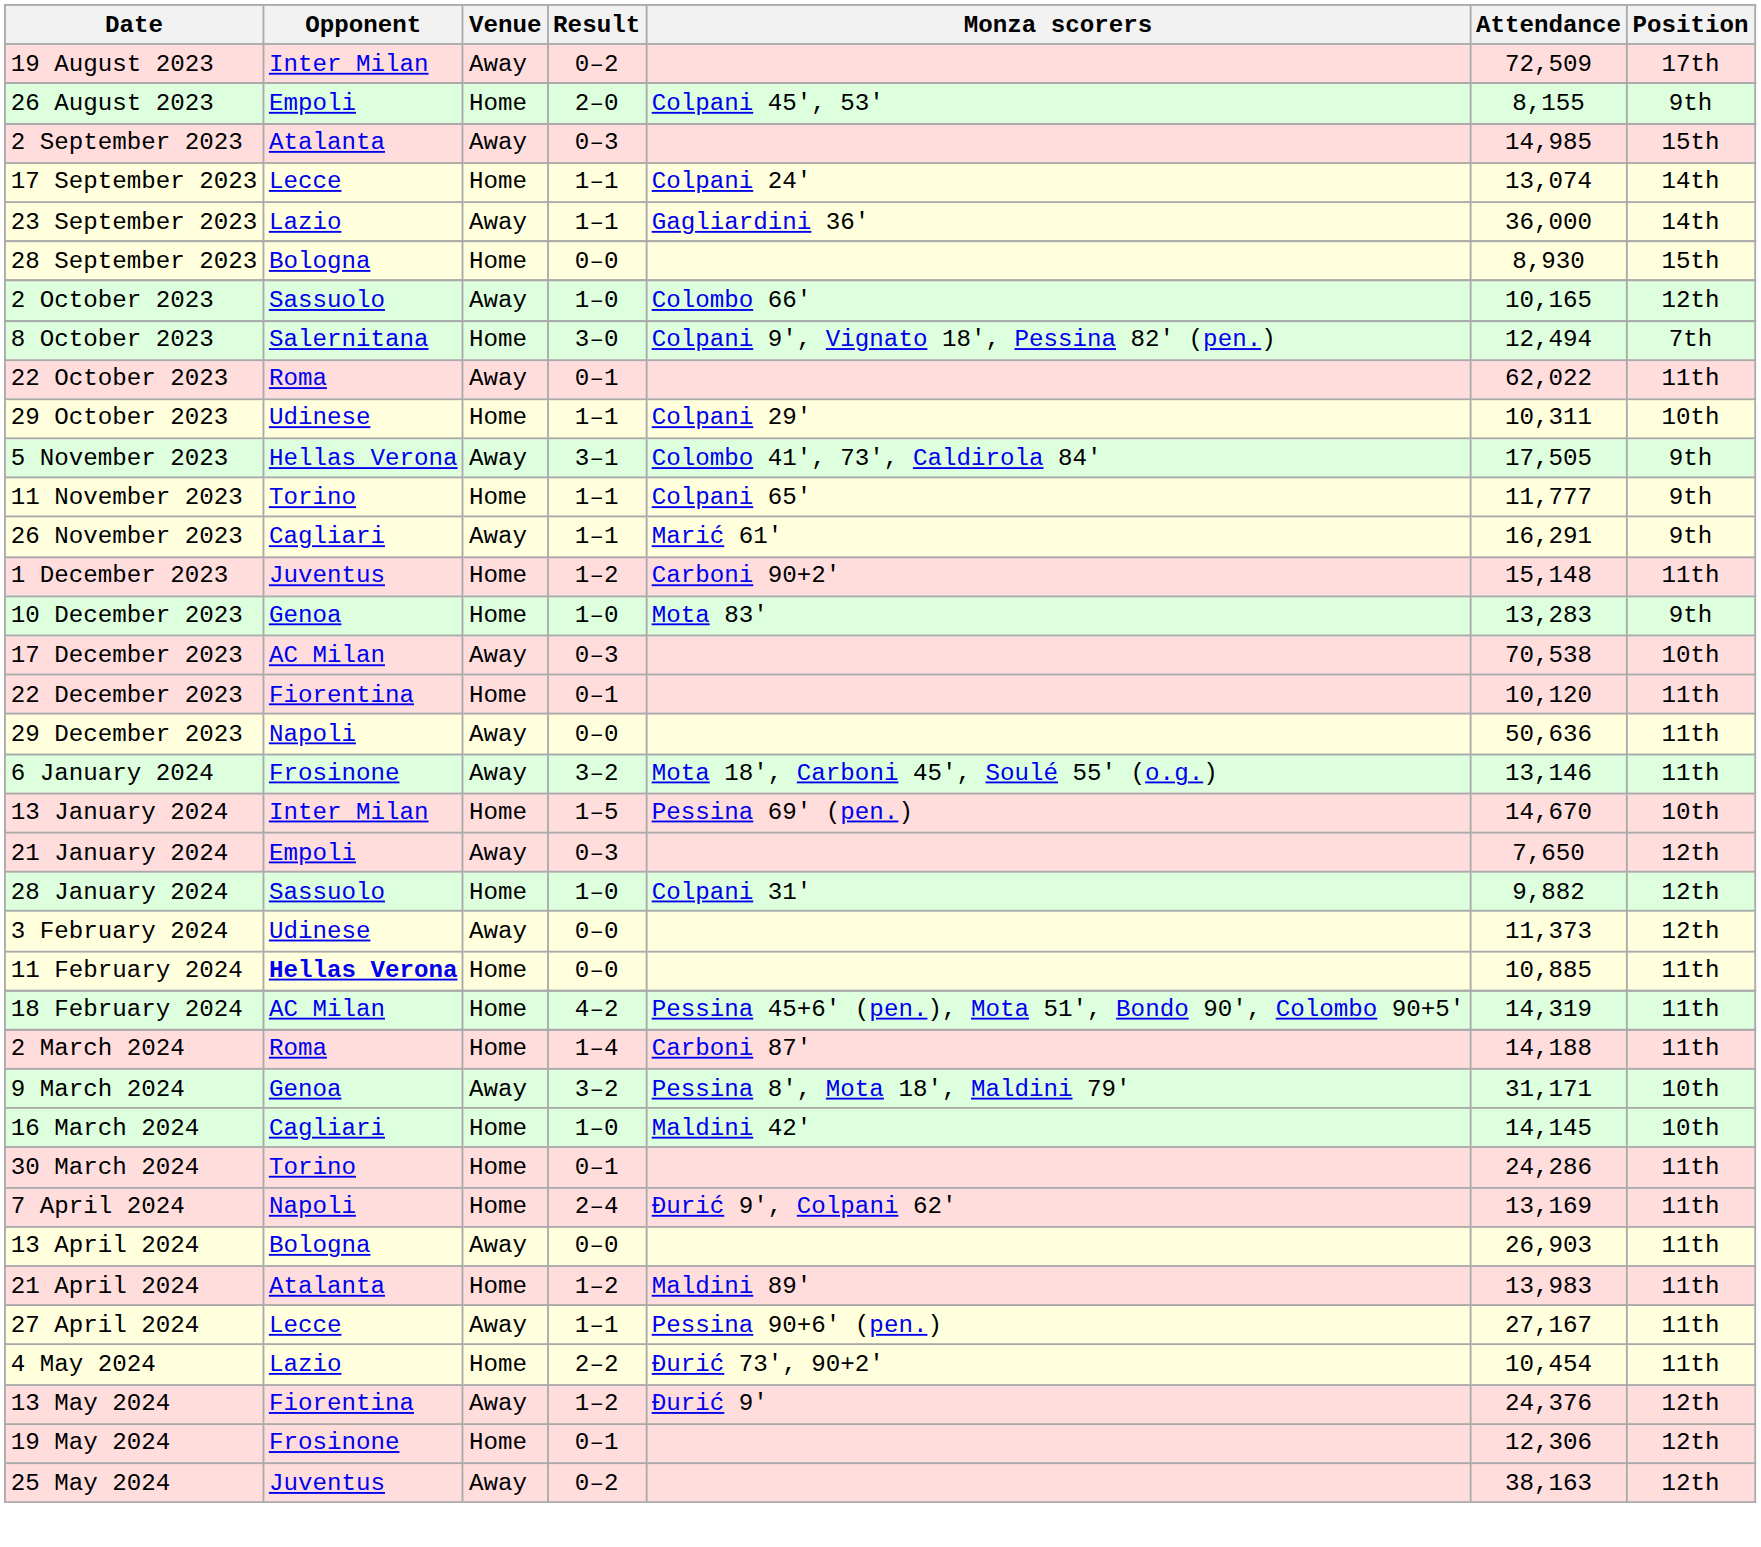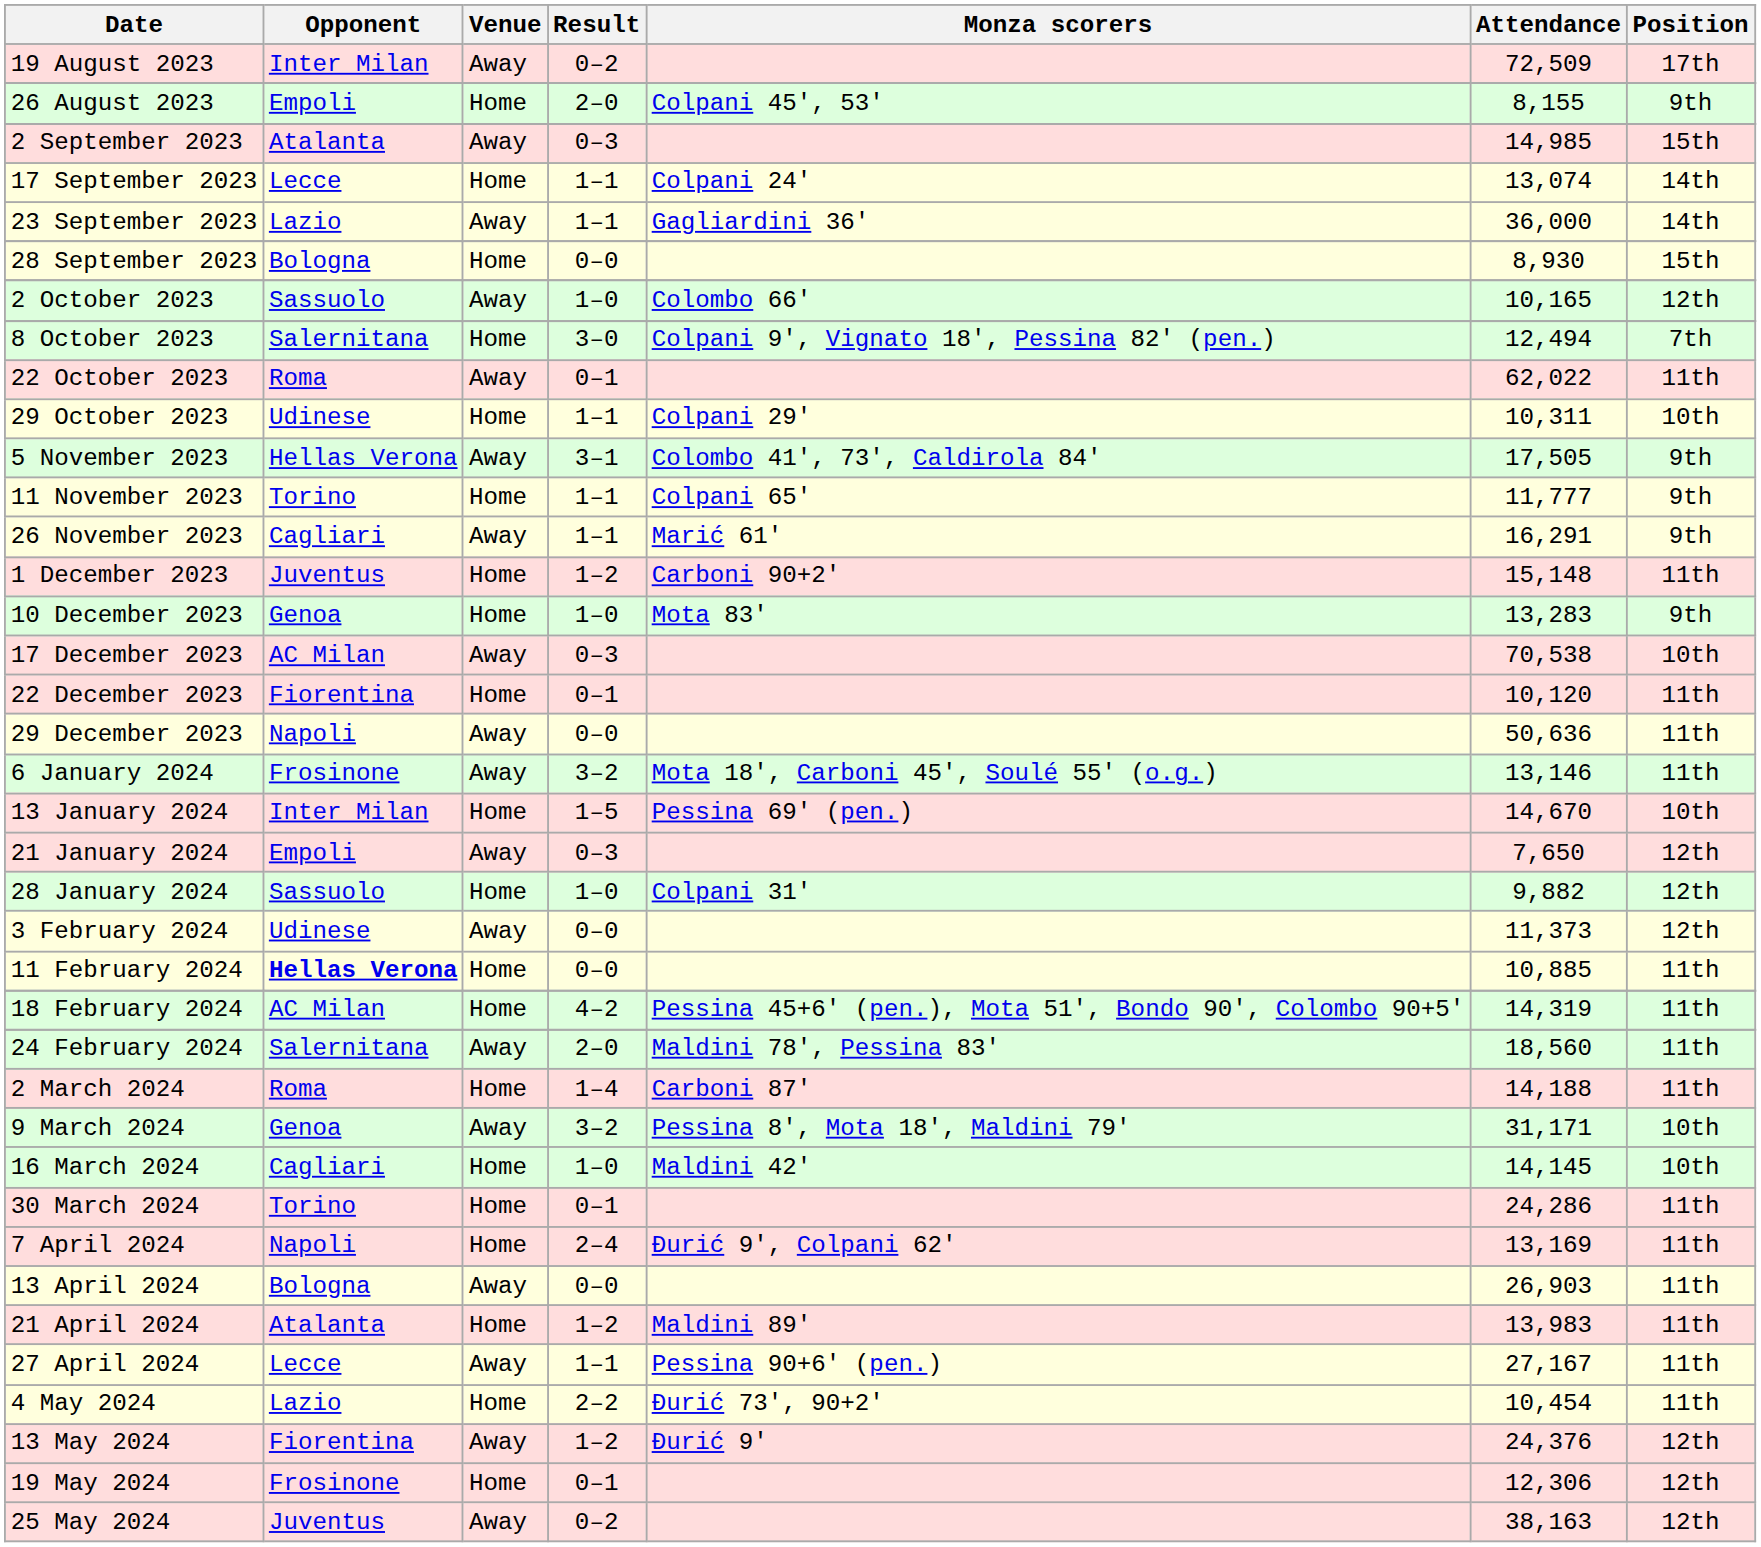+ row: (127, 1049)
